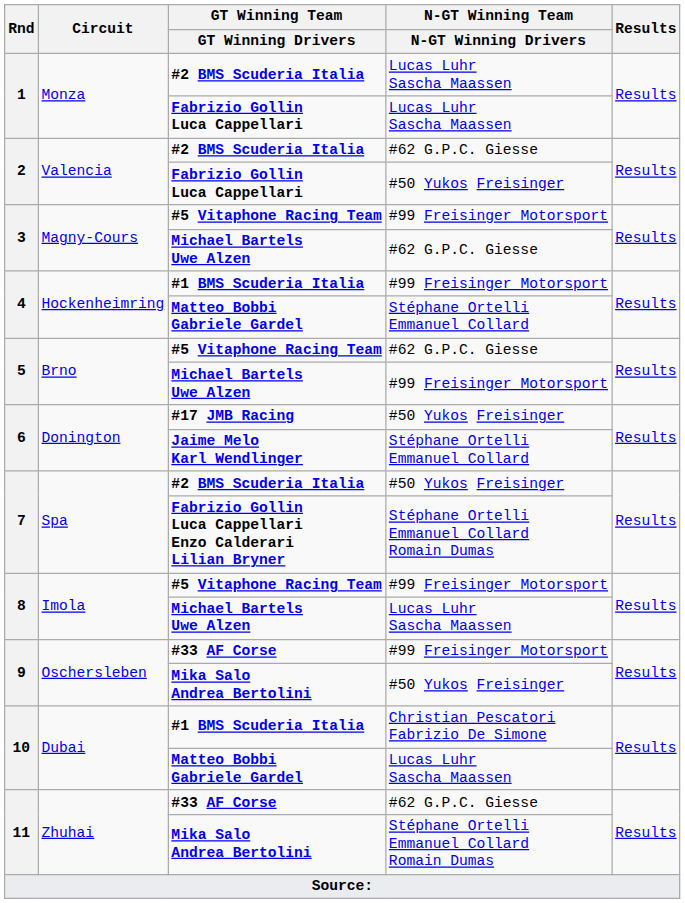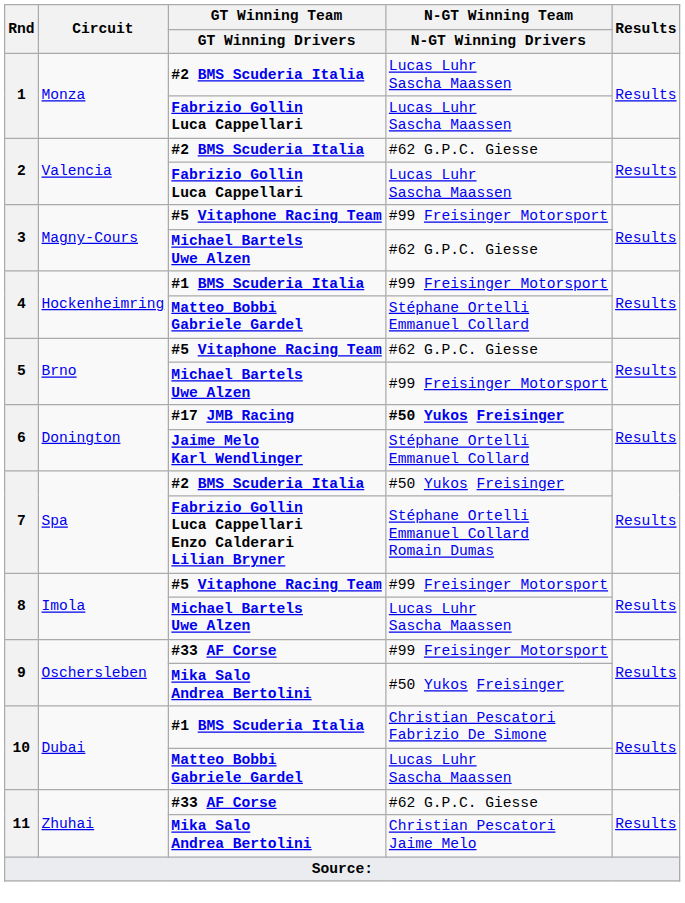(477, 183) #50 Yukos Freisinger -> (450, 183) Lucas Luhr Sascha Maassen
(477, 416) normal -> (477, 416) bold
(459, 844) Stéphane Ortelli Emmanuel Collard Romain Dumas -> (472, 835) Christian Pescatori Jaime Melo
